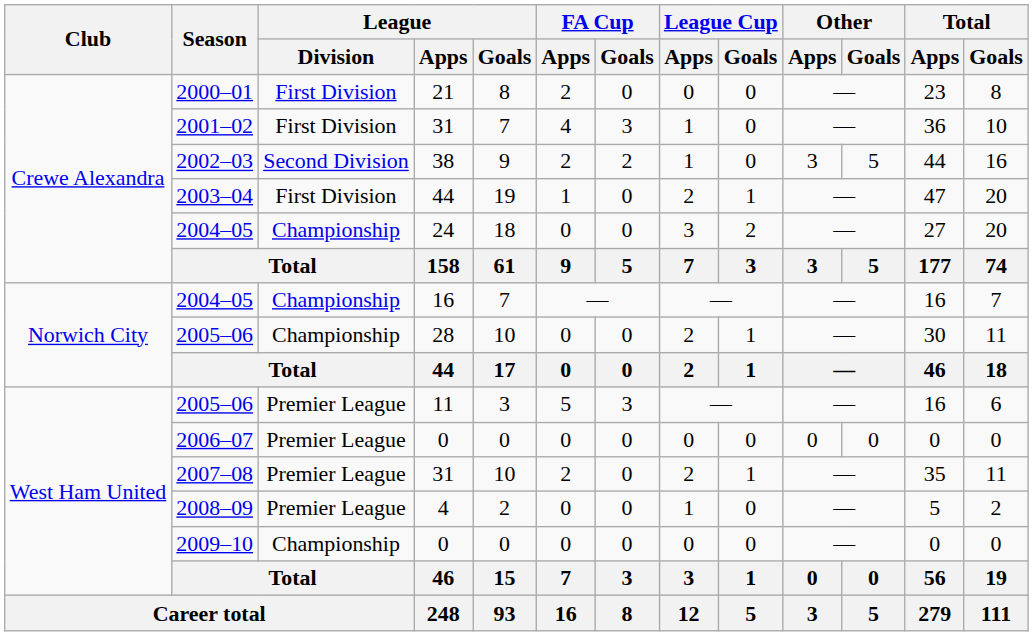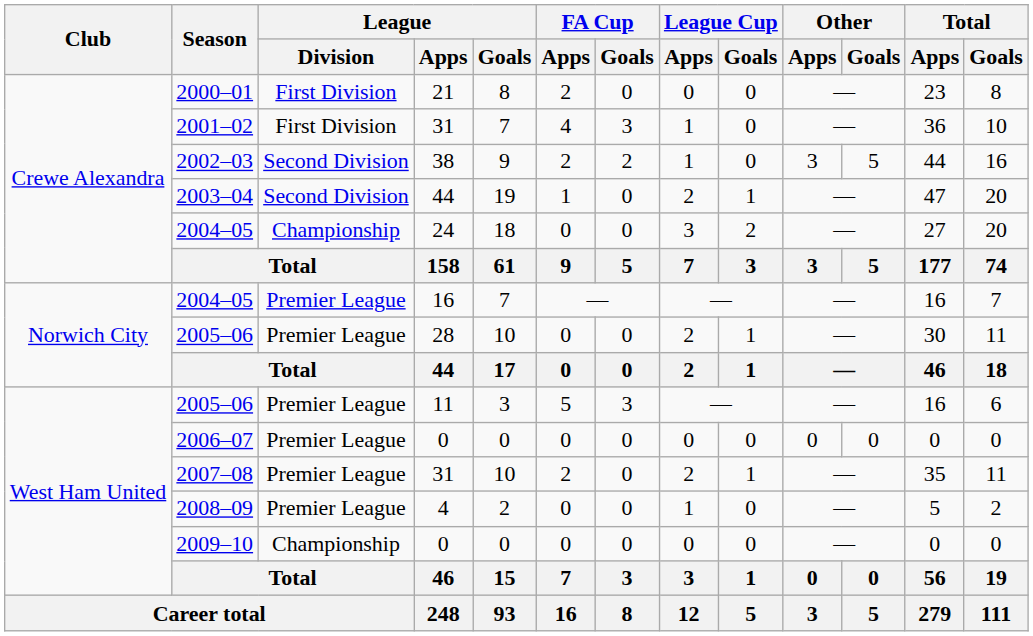(336, 195) First Division -> (336, 195) Second Division
(336, 299) Championship -> (336, 299) Premier League
(336, 334) Championship -> (336, 334) Premier League
